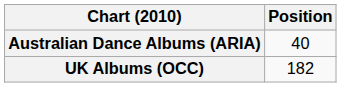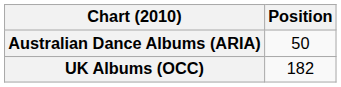(300, 43) 40 -> (300, 43) 50
